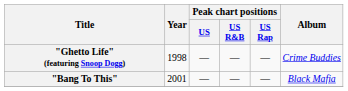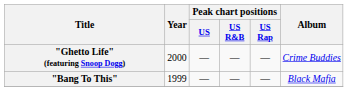(177, 58) 1998 -> (177, 58) 2000
(177, 79) 2001 -> (177, 79) 1999
